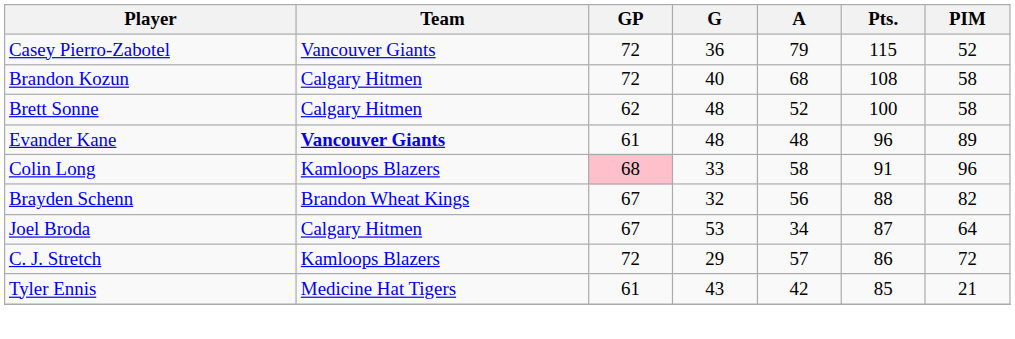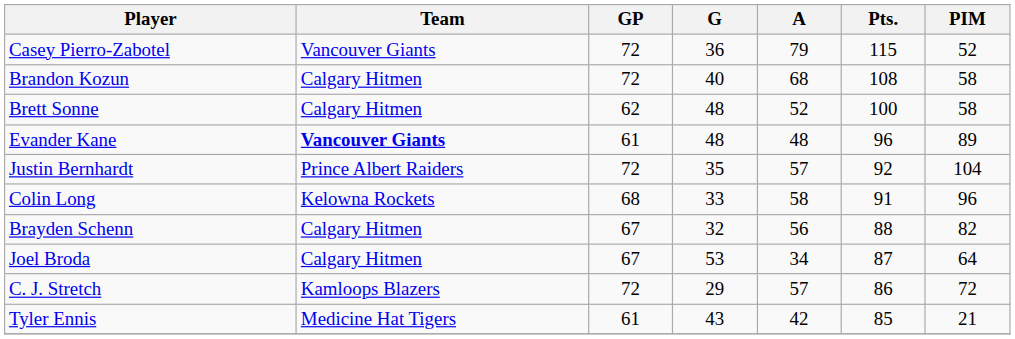+ row: (71, 169)
(370, 169) Kamloops Blazers -> (368, 199) Kelowna Rockets
(631, 169) pink background -> (631, 199) no background
(385, 199) Brandon Wheat Kings -> (361, 229) Calgary Hitmen
